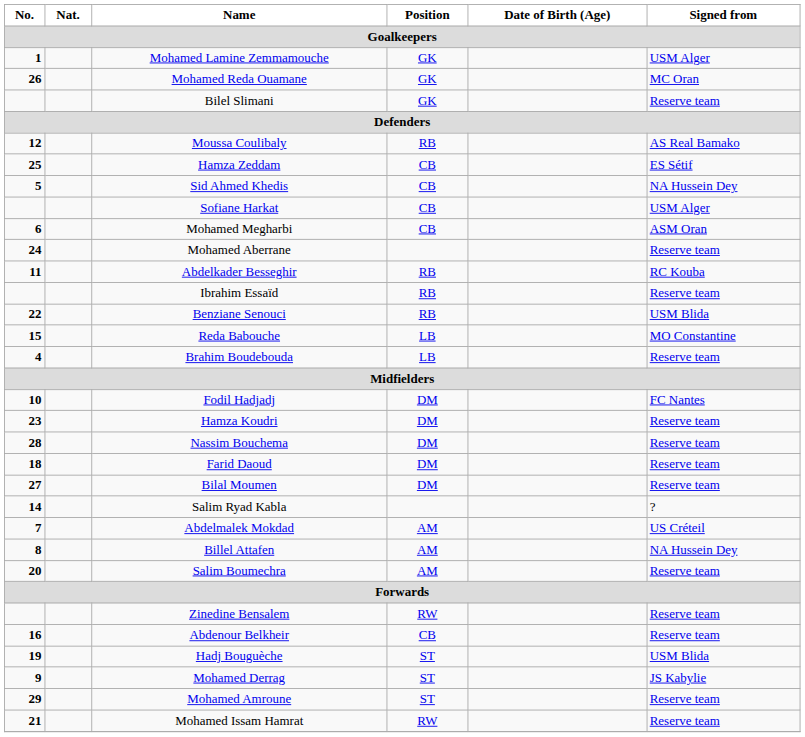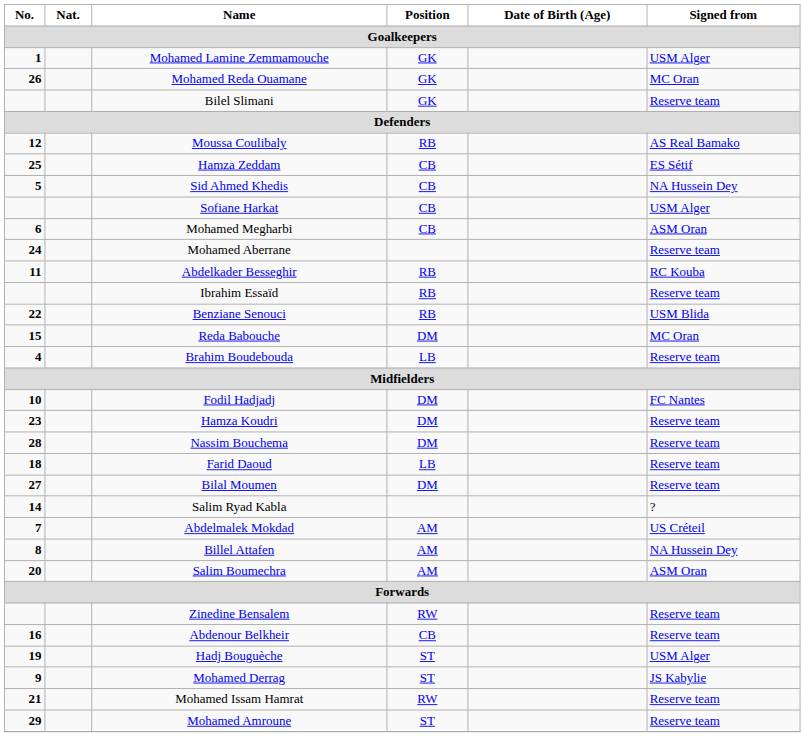(427, 336) LB -> (427, 336) DM
(693, 336) MO Constantine -> (674, 336) MC Oran
(427, 464) DM -> (427, 464) LB
(685, 571) Reserve team -> (678, 571) ASM Oran
(679, 656) USM Blida -> (680, 656) USM Alger
rows swapped: (239, 699) <-> (239, 720)
